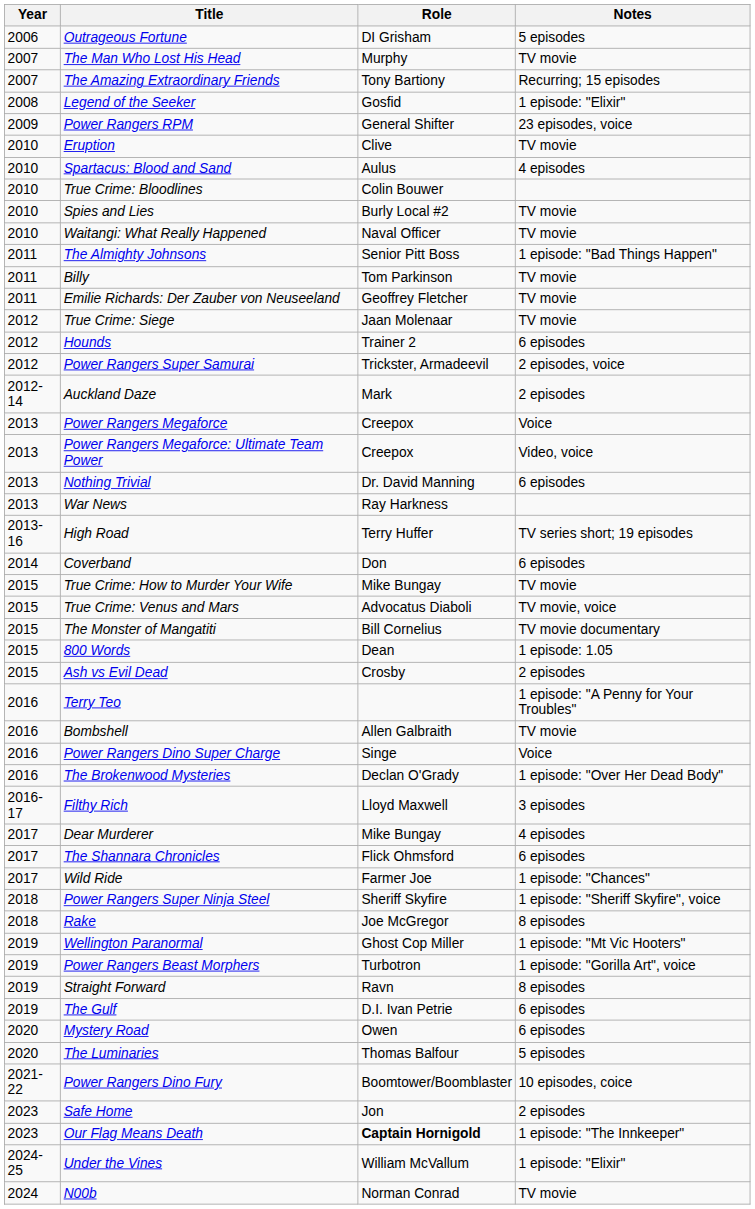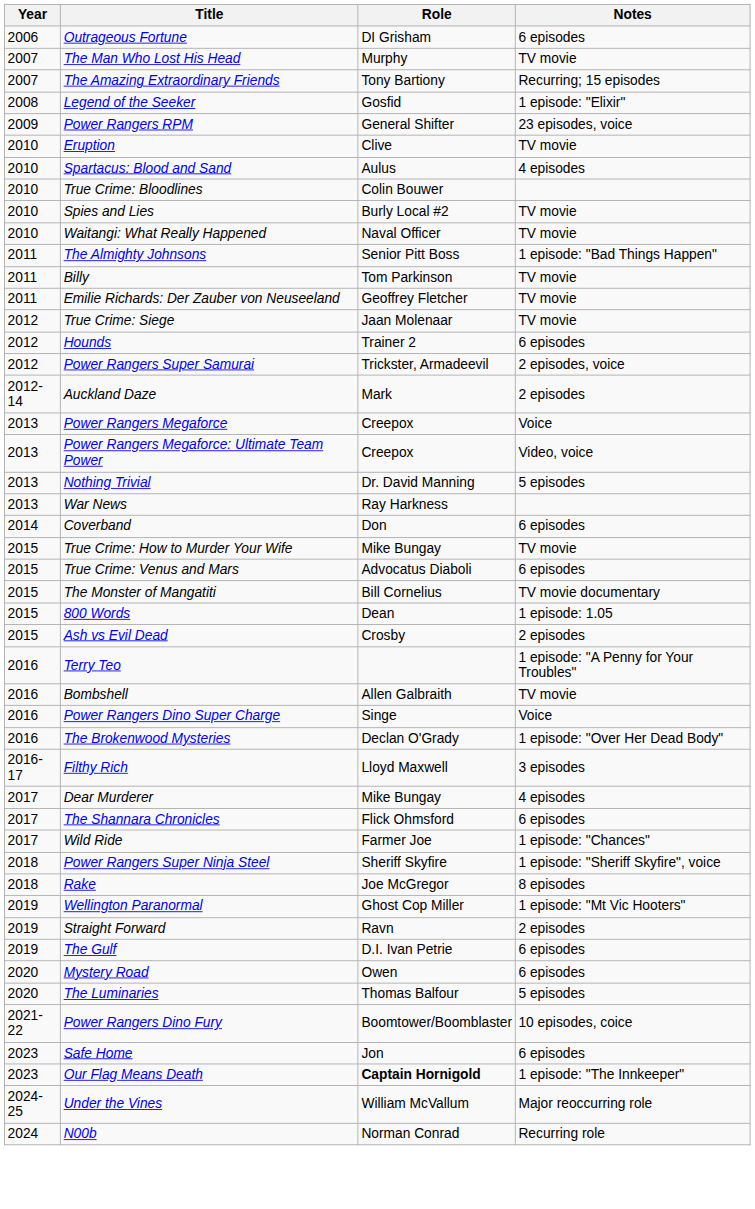(552, 37) 5 episodes -> (552, 37) 6 episodes
(552, 482) 6 episodes -> (552, 482) 5 episodes
- row: (96, 534)
(567, 607) TV movie, voice -> (552, 570) 6 episodes
- row: (162, 965)
(552, 987) 8 episodes -> (552, 928) 2 episodes
(552, 1112) 2 episodes -> (552, 1053) 6 episodes
(572, 1163) 1 episode: "Elixir" -> (585, 1104) Major reoccurring role
(547, 1193) TV movie -> (562, 1133) Recurring role
